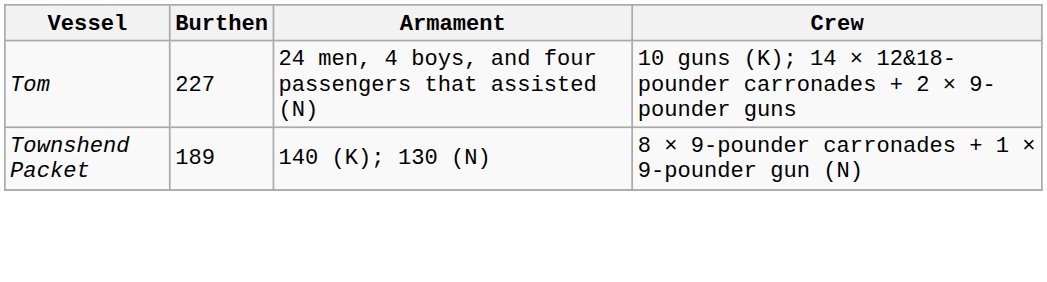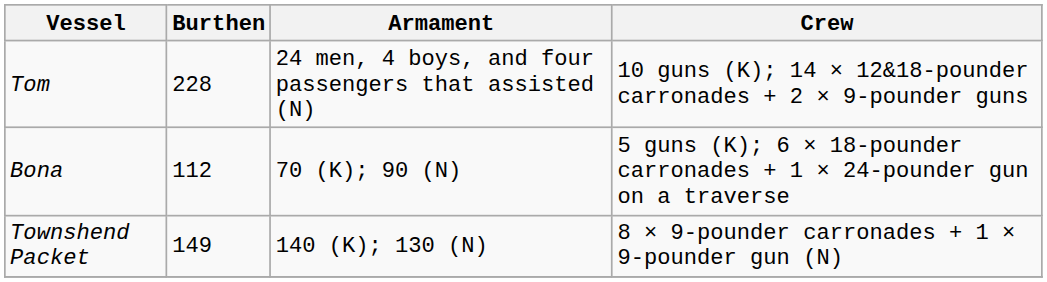(195, 84) 227 -> (192, 84) 228
+ row: (37, 171)
(195, 159) 189 -> (192, 246) 149
